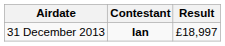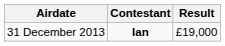(197, 31) £18,997 -> (197, 31) £19,000
